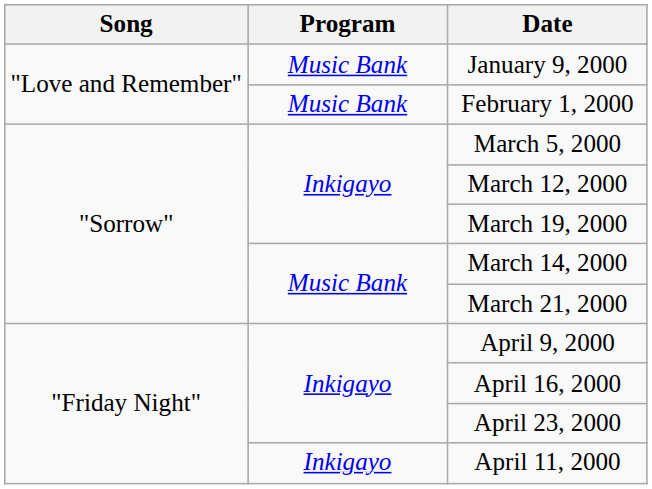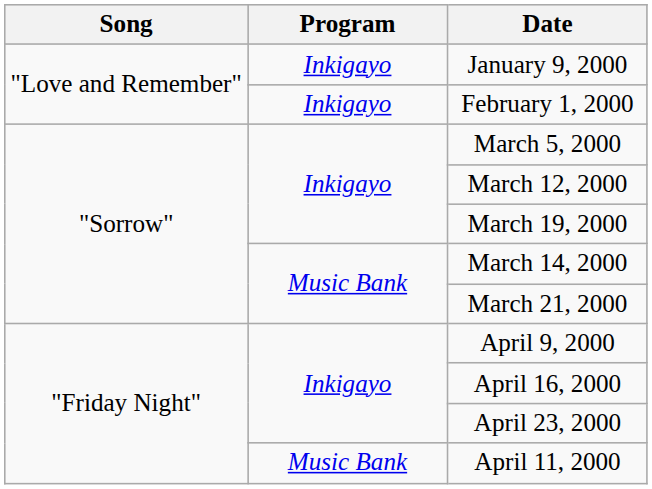(347, 64) Music Bank -> (347, 64) Inkigayo
(347, 104) Music Bank -> (347, 104) Inkigayo
(347, 462) Inkigayo -> (347, 462) Music Bank
